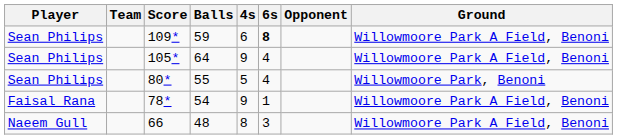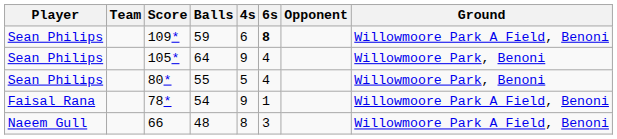(482, 59) Willowmoore Park A Field, Benoni -> (450, 59) Willowmoore Park, Benoni
